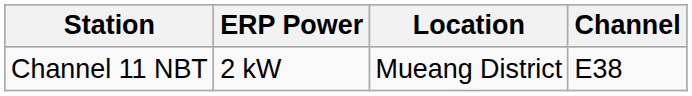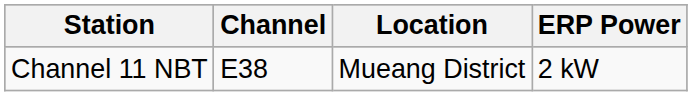columns swapped: (628, 25) <-> (292, 25)
